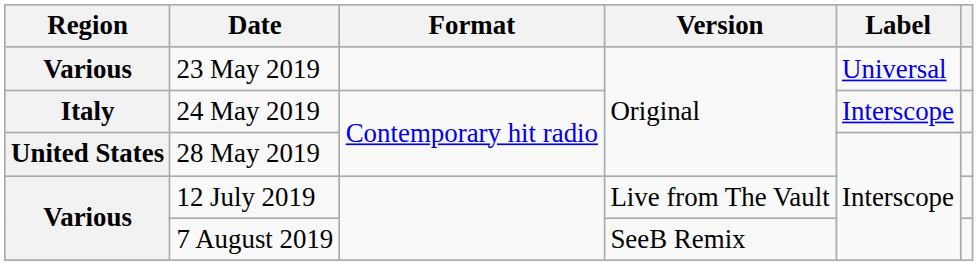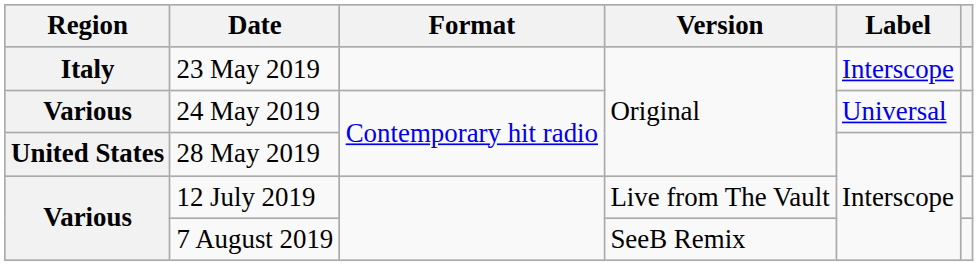(88, 68) Various -> (88, 68) Italy
(894, 68) Universal -> (898, 68) Interscope
(88, 111) Italy -> (88, 111) Various
(898, 111) Interscope -> (894, 111) Universal
